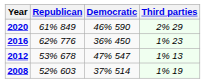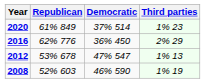(112, 27) 46% 590 -> (112, 27) 37% 514
(169, 27) 2% 29 -> (169, 27) 1% 23
(169, 41) 1% 23 -> (169, 41) 2% 29
(112, 71) 37% 514 -> (112, 71) 46% 590
